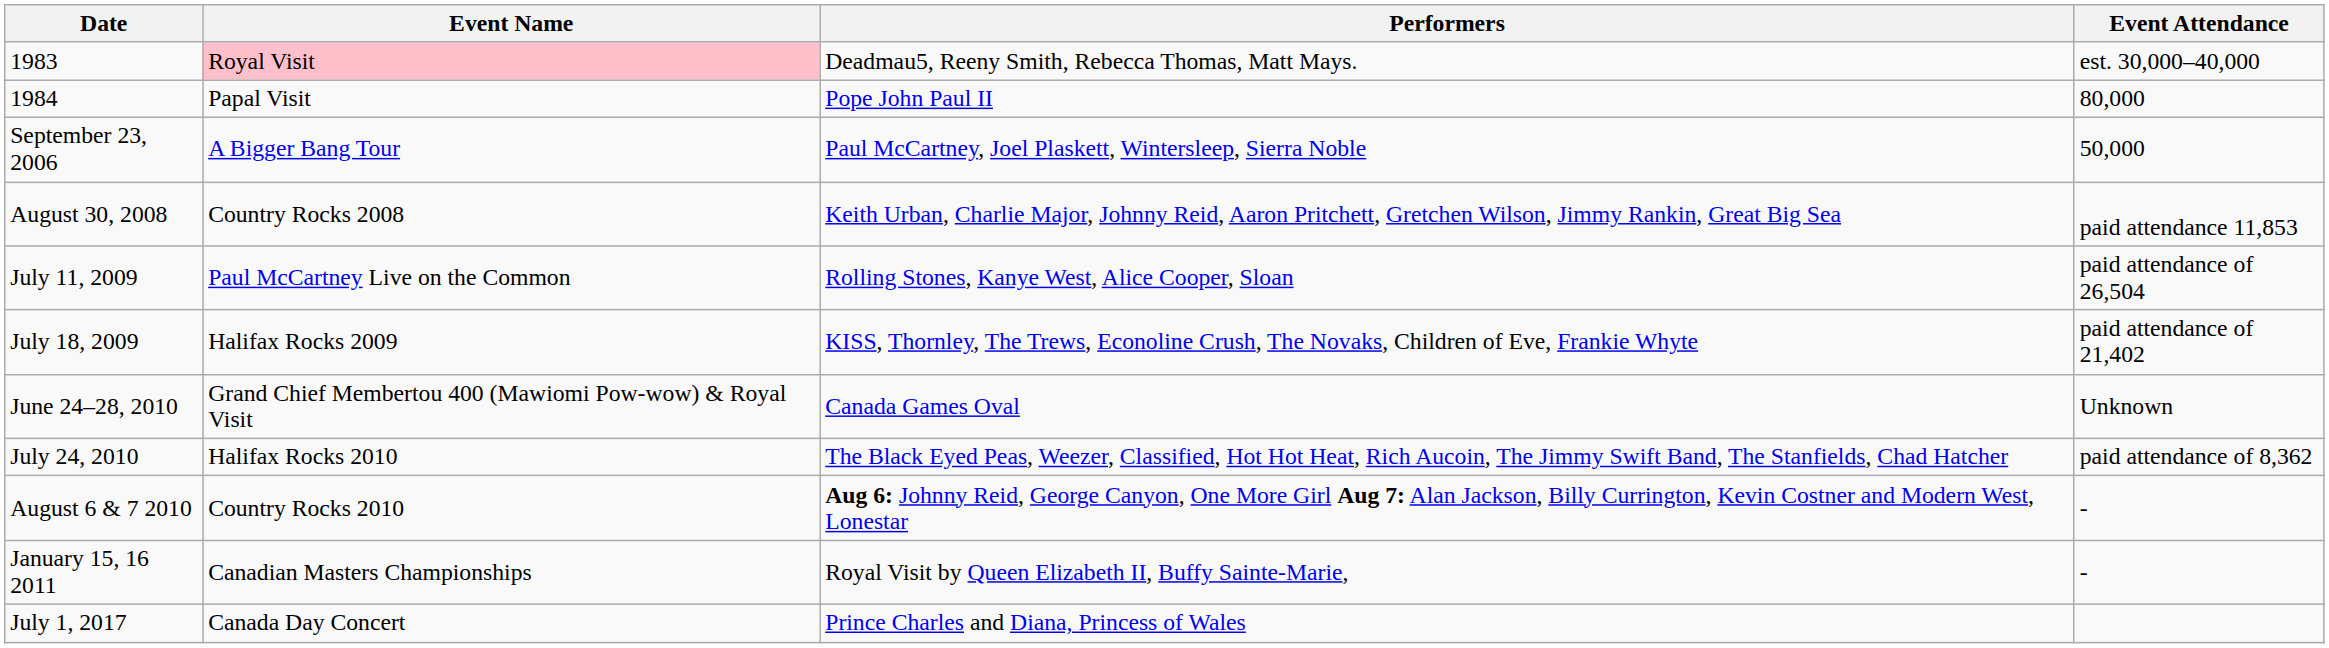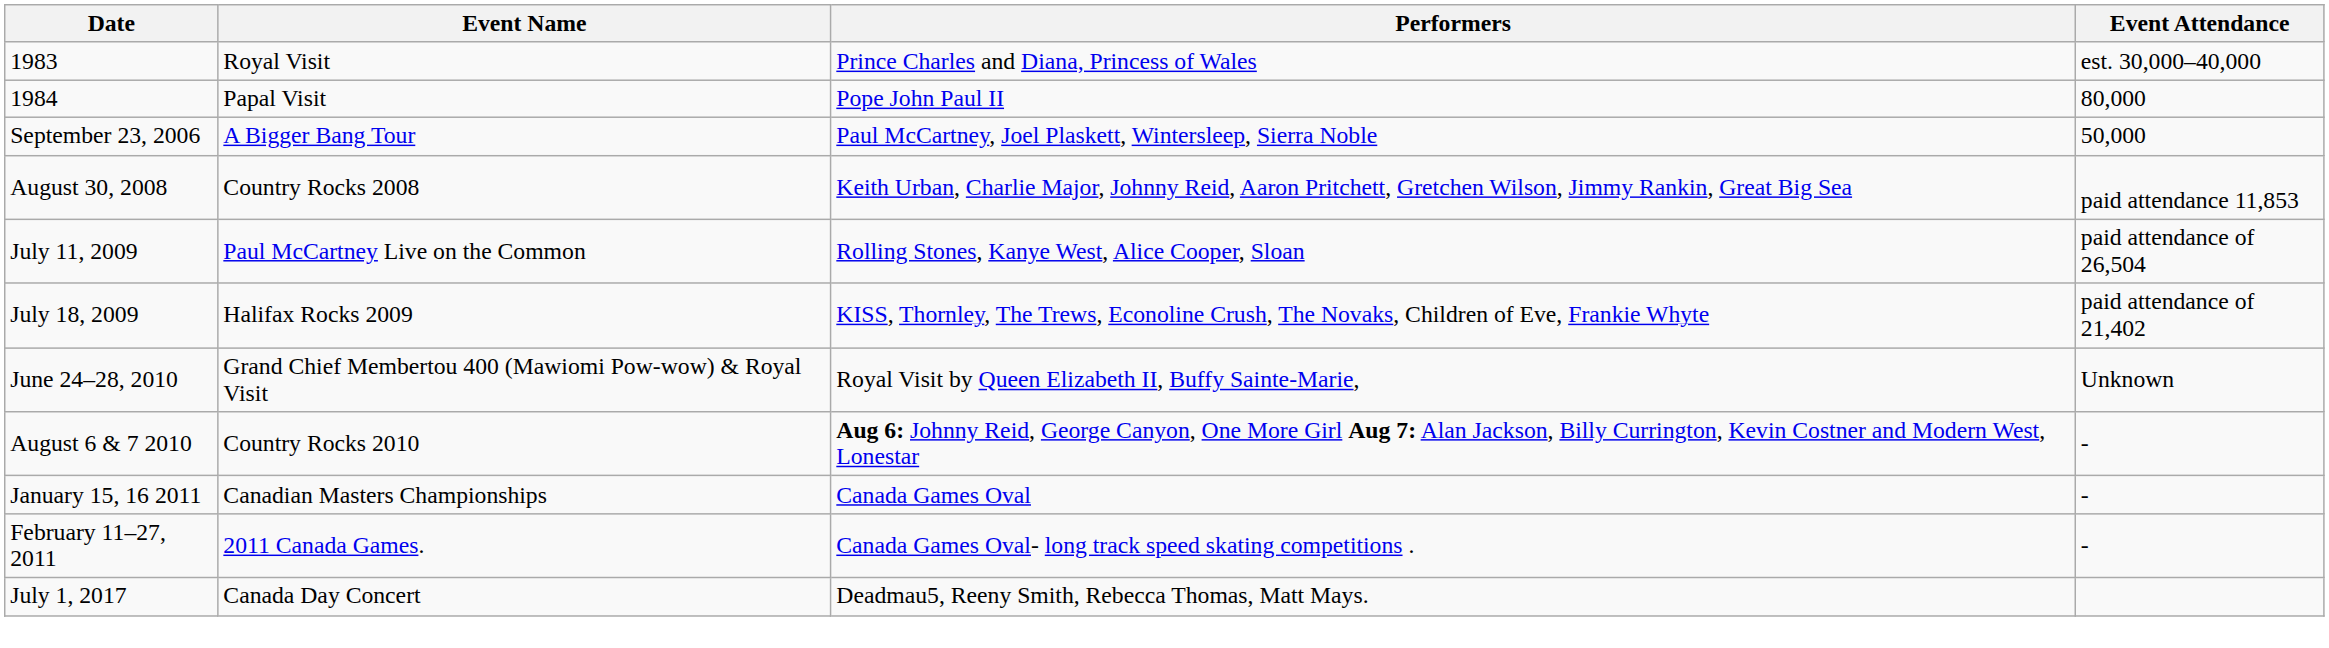(261, 60) pink background -> (277, 60) no background
(1091, 60) Deadmau5, Reeny Smith, Rebecca Thomas, Matt Mays. -> (1047, 60) Prince Charles and Diana, Princess of Wales
(923, 406) Canada Games Oval -> (1098, 379) Royal Visit by Queen Elizabeth II, Buffy Sainte-Marie,
- row: (74, 456)
(1087, 571) Royal Visit by Queen Elizabeth II, Buffy Sainte-Marie, -> (934, 494) Canada Games Oval
+ row: (88, 545)
(1035, 622) Prince Charles and Diana, Princess of Wales -> (1102, 596) Deadmau5, Reeny Smith, Rebecca Thomas, Matt Mays.
